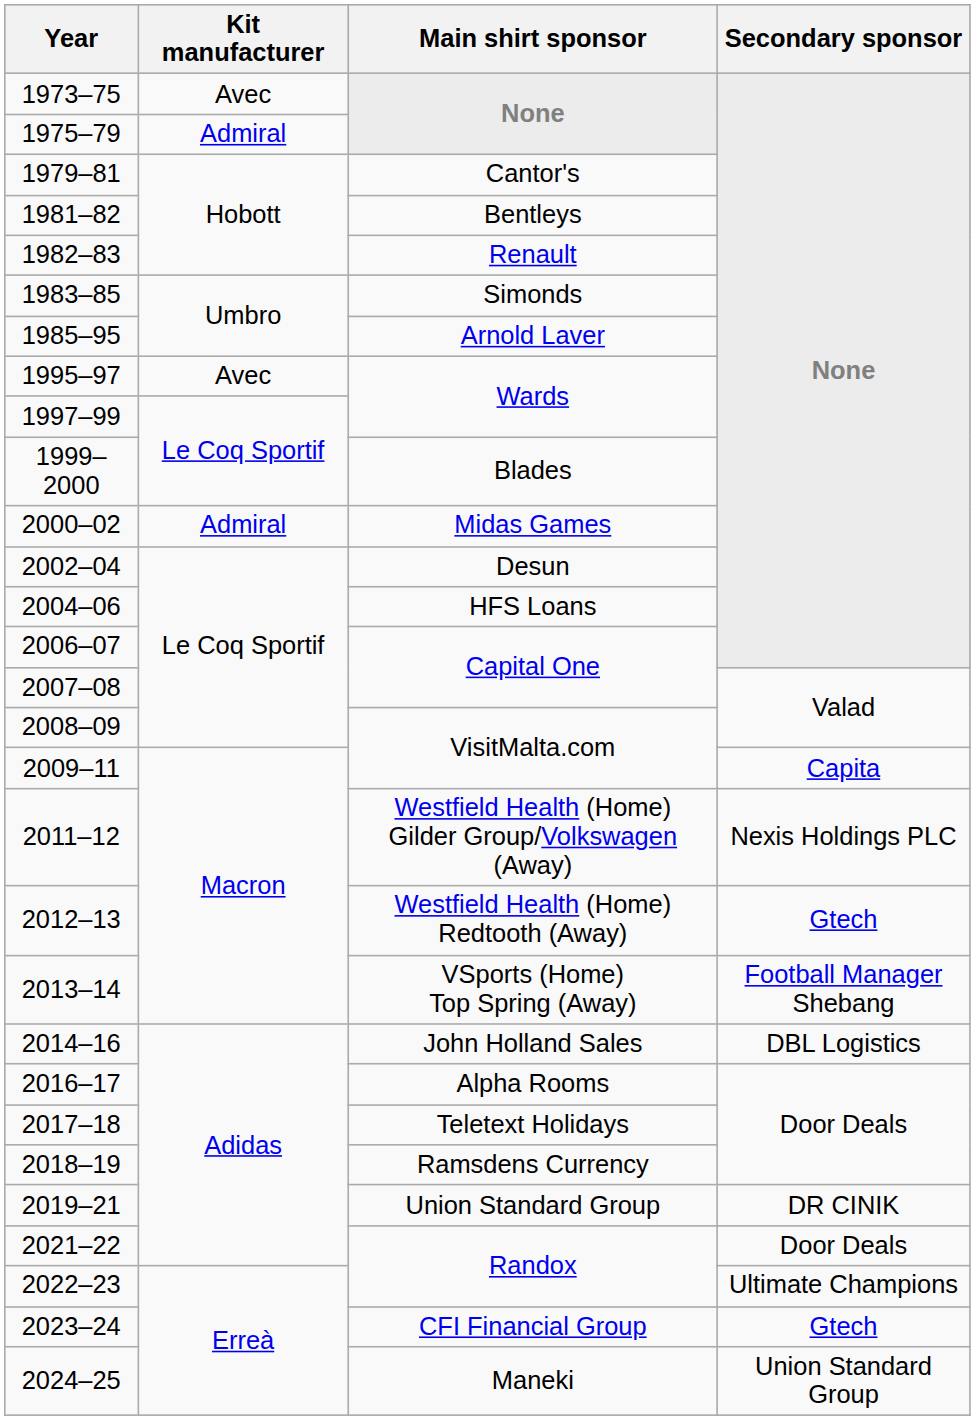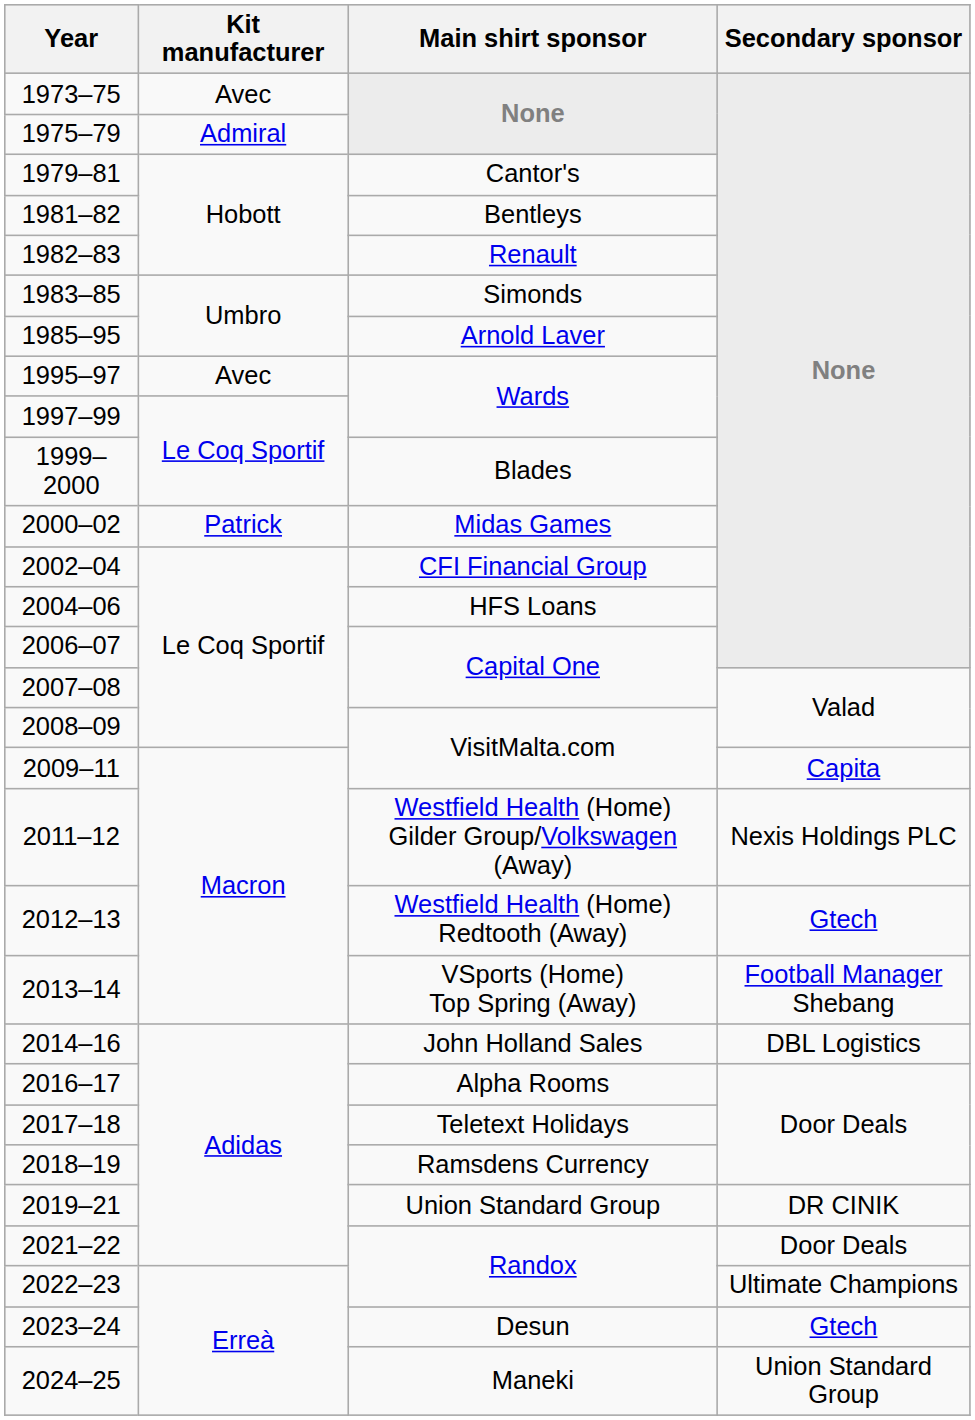(243, 525) Admiral -> (243, 525) Patrick
(533, 566) Desun -> (533, 566) CFI Financial Group
(533, 1326) CFI Financial Group -> (533, 1326) Desun
